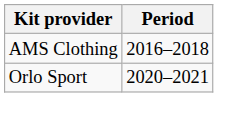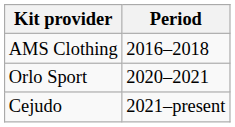+ row: (35, 106)
